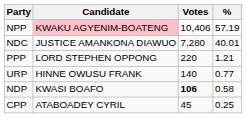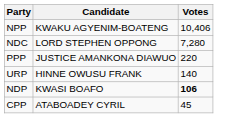- column: (227, 12)
(102, 27) pink background -> (102, 27) no background
(106, 43) JUSTICE AMANKONA DIAWUO -> (96, 43) LORD STEPHEN OPPONG
(96, 58) LORD STEPHEN OPPONG -> (106, 58) JUSTICE AMANKONA DIAWUO
